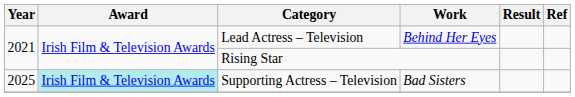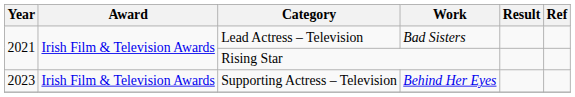(450, 37) Behind Her Eyes -> (434, 37) Bad Sisters
(21, 80) 2025 -> (21, 80) 2023
(128, 80) paleturquoise background -> (128, 80) no background
(434, 80) Bad Sisters -> (450, 80) Behind Her Eyes
